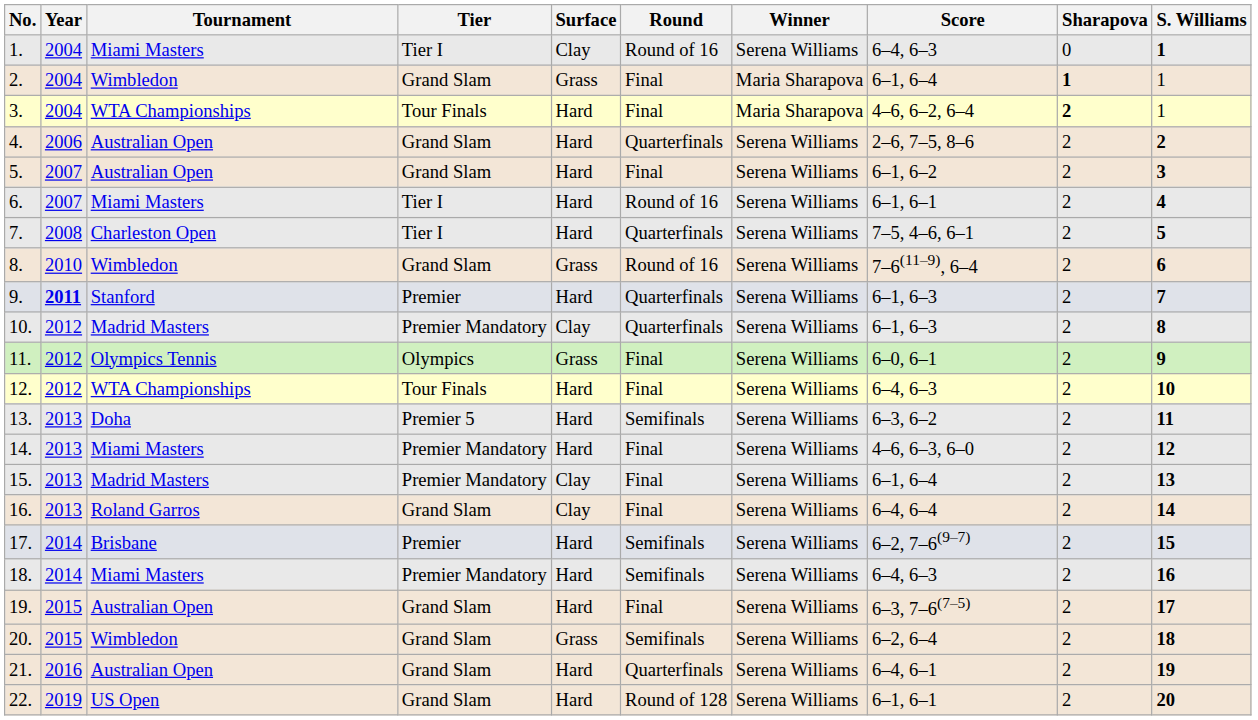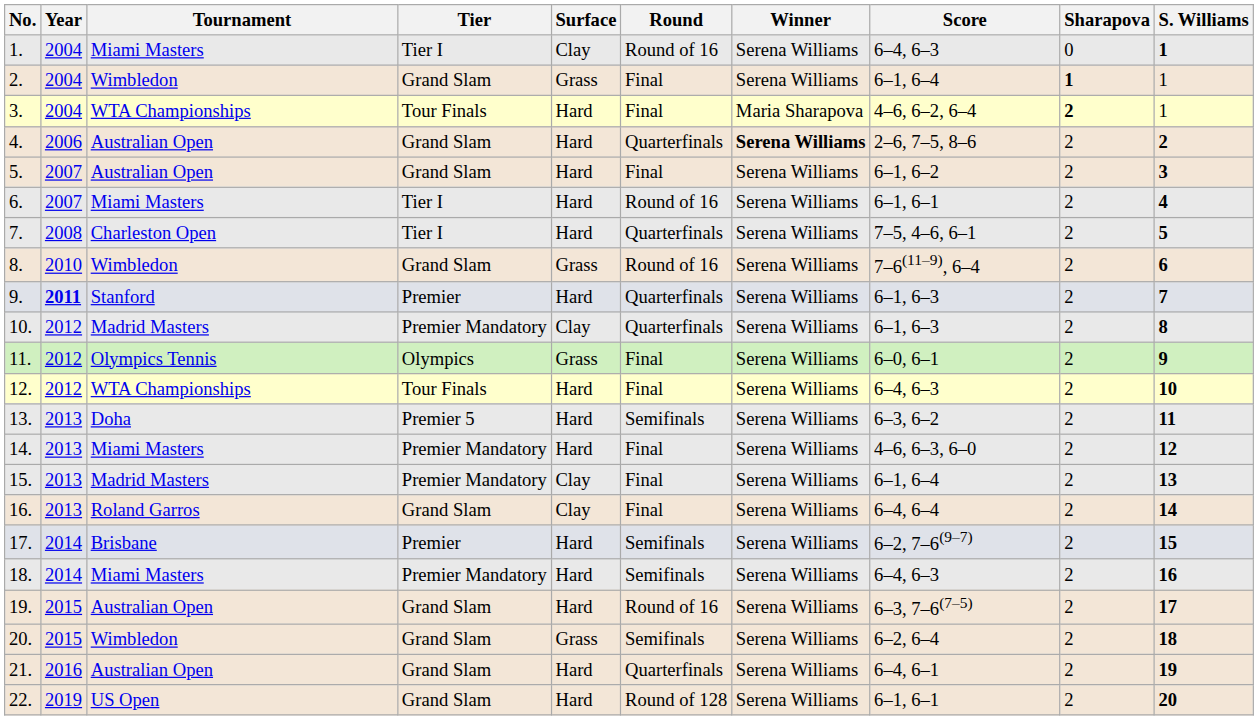(800, 80) Maria Sharapova -> (797, 80) Serena Williams
(797, 141) normal -> (801, 141) bold
(644, 607) Final -> (671, 607) Round of 16
